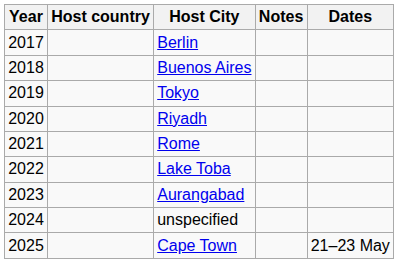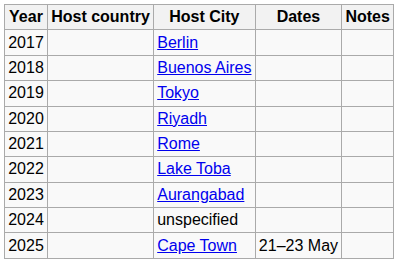columns swapped: (350, 17) <-> (281, 17)
